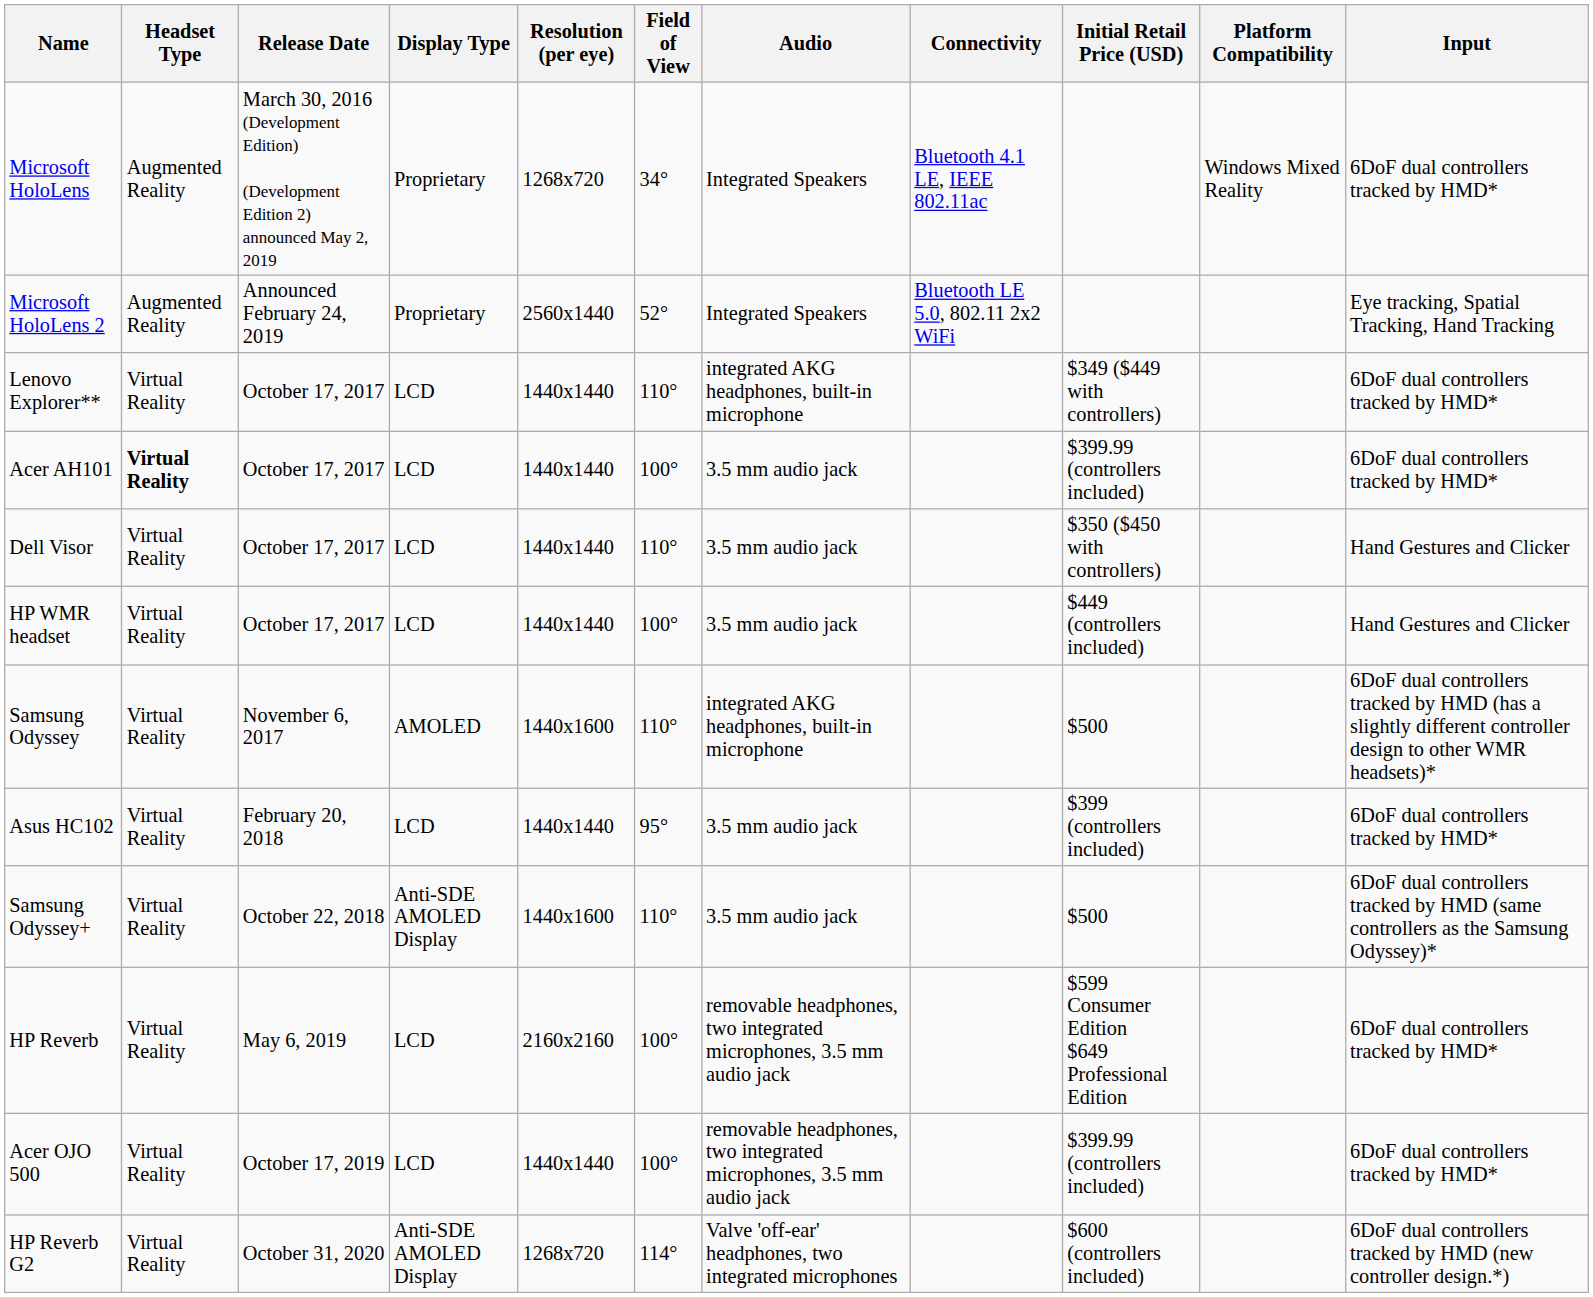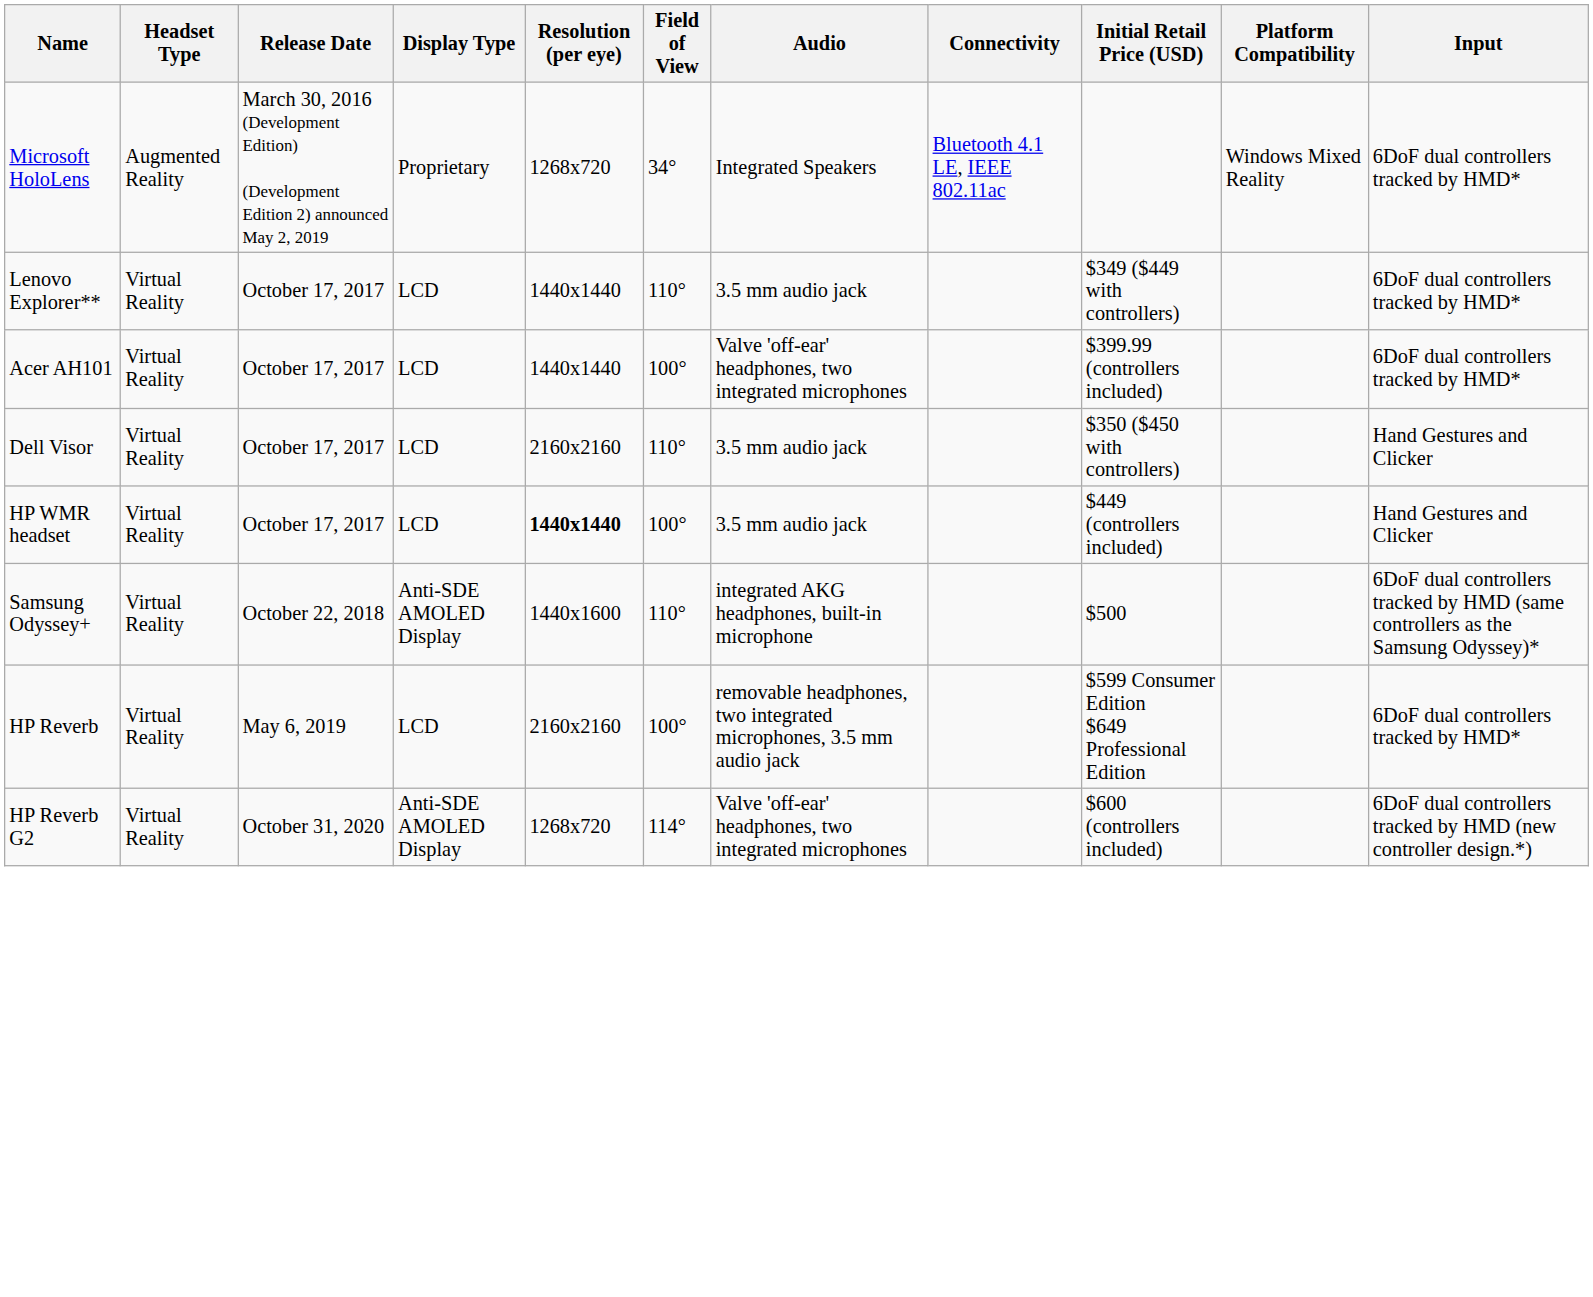- row: (57, 313)
(789, 391) integrated AKG headphones, built-in microphone -> (791, 290) 3.5 mm audio jack
(158, 469) bold -> (155, 368) normal
(782, 469) 3.5 mm audio jack -> (811, 368) Valve 'off-ear' headphones, two integrated microphones
(568, 547) 1440x1440 -> (575, 446) 2160x2160
(568, 625) normal -> (575, 524) bold
- row: (47, 726)
- row: (62, 827)
(782, 916) 3.5 mm audio jack -> (799, 614) integrated AKG headphones, built-in microphone
- row: (50, 1163)
